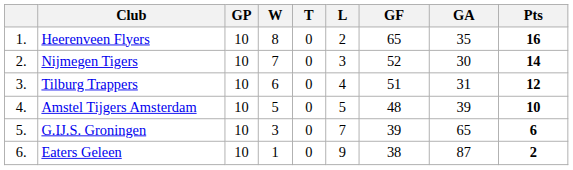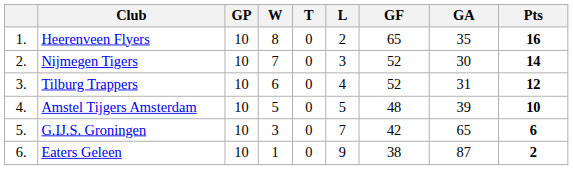(394, 84) 51 -> (394, 84) 52
(394, 130) 39 -> (394, 130) 42
